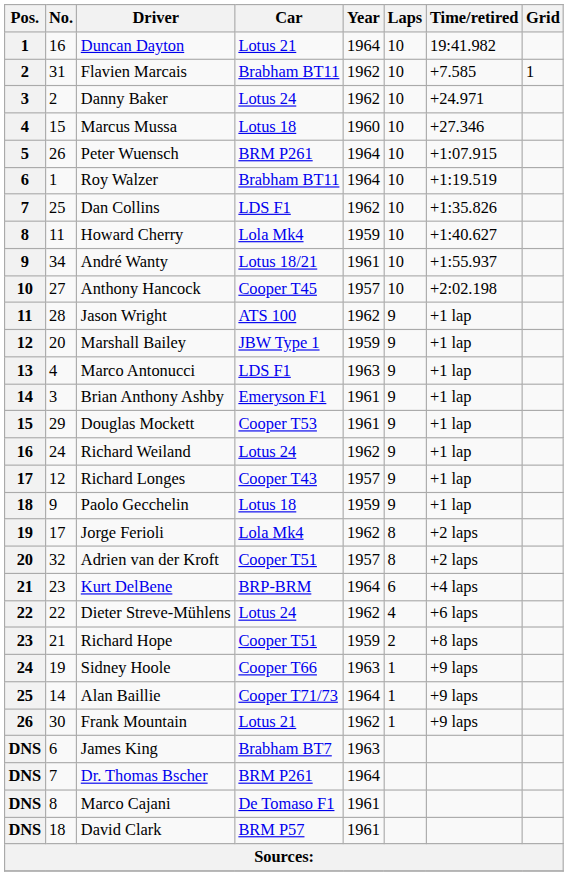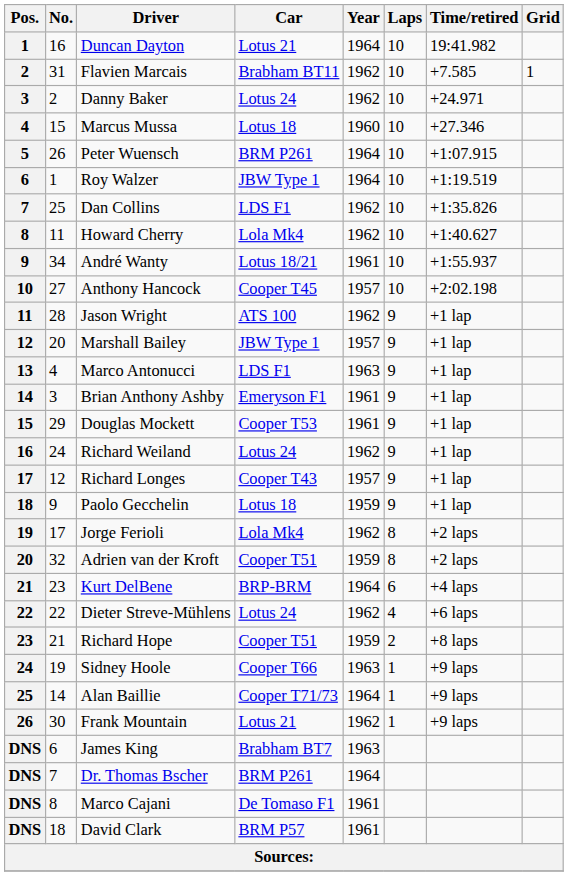(289, 180) Brabham BT11 -> (279, 180) JBW Type 1
(363, 235) 1959 -> (363, 235) 1962
(363, 343) 1959 -> (363, 343) 1957
(363, 559) 1957 -> (363, 559) 1959
